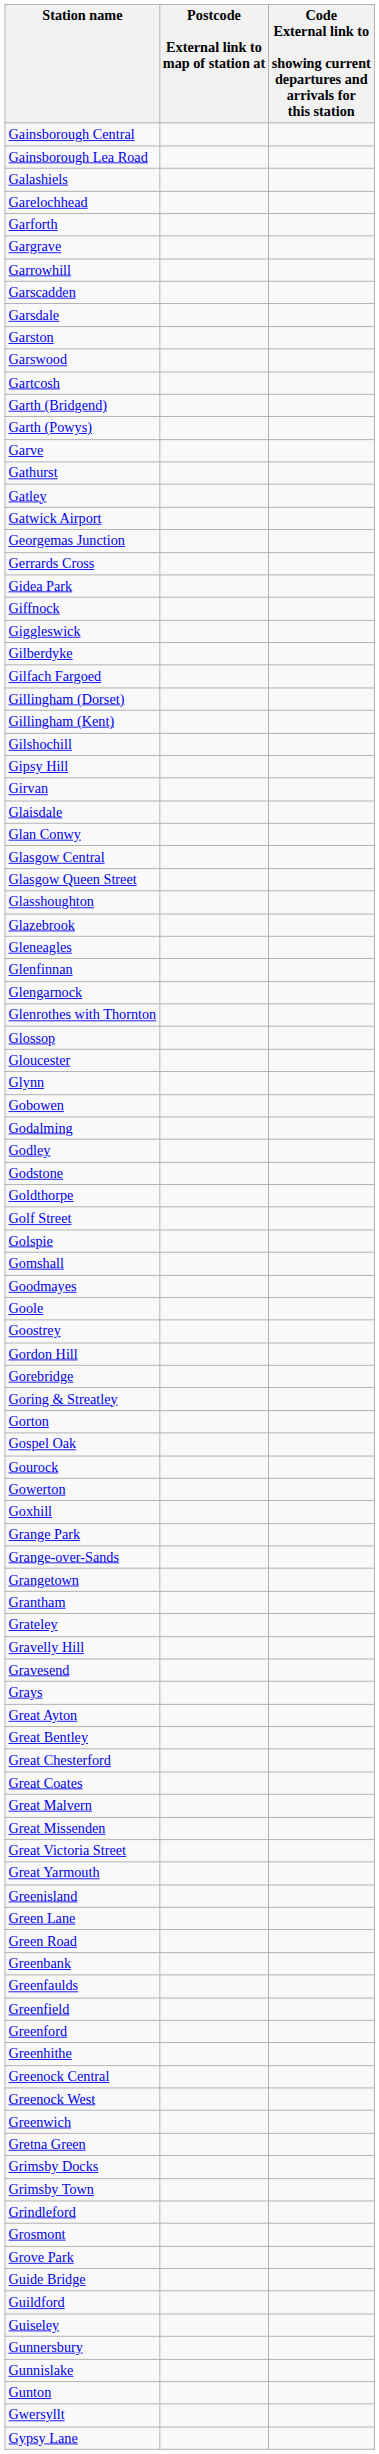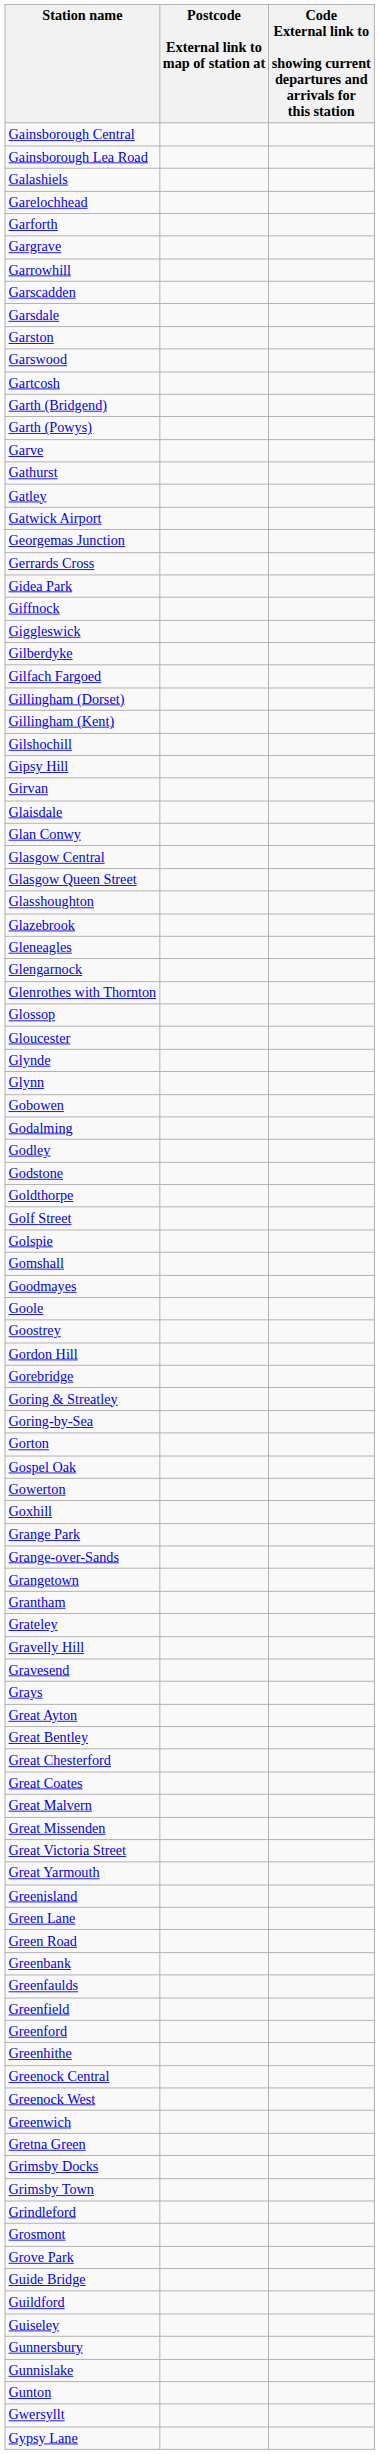- row: (41, 970)
+ row: (30, 1060)
+ row: (51, 1421)
- row: (33, 1466)
